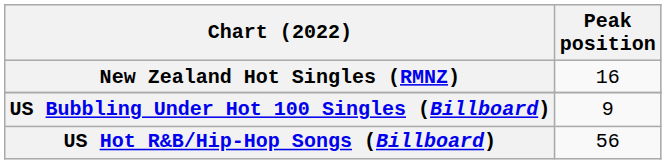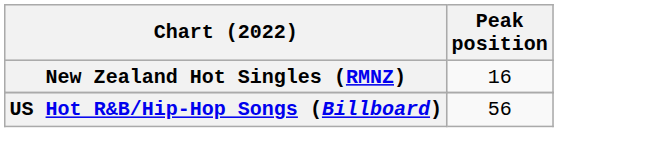- row: (280, 109)
